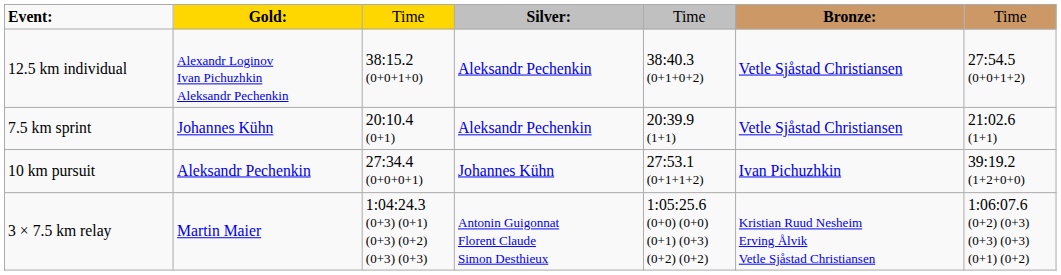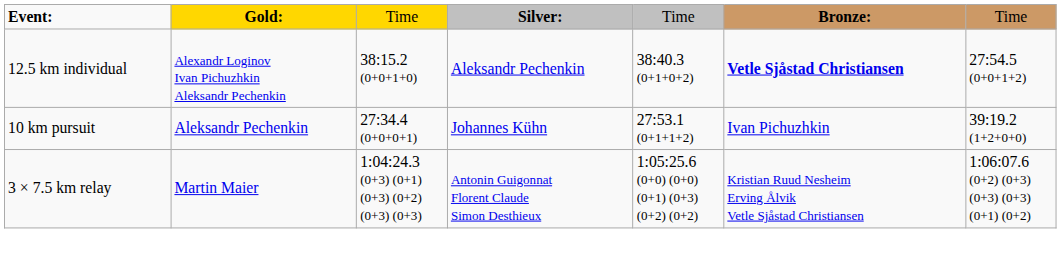(821, 68) normal -> (815, 68) bold
- row: (50, 128)
